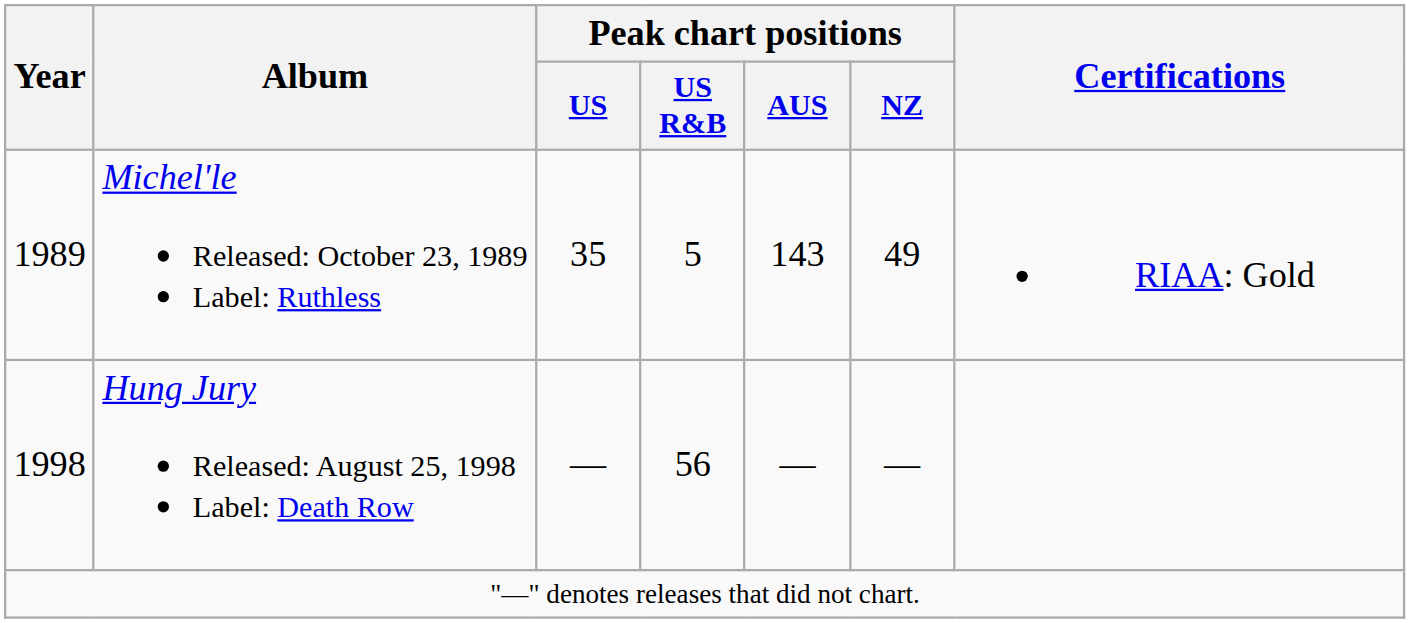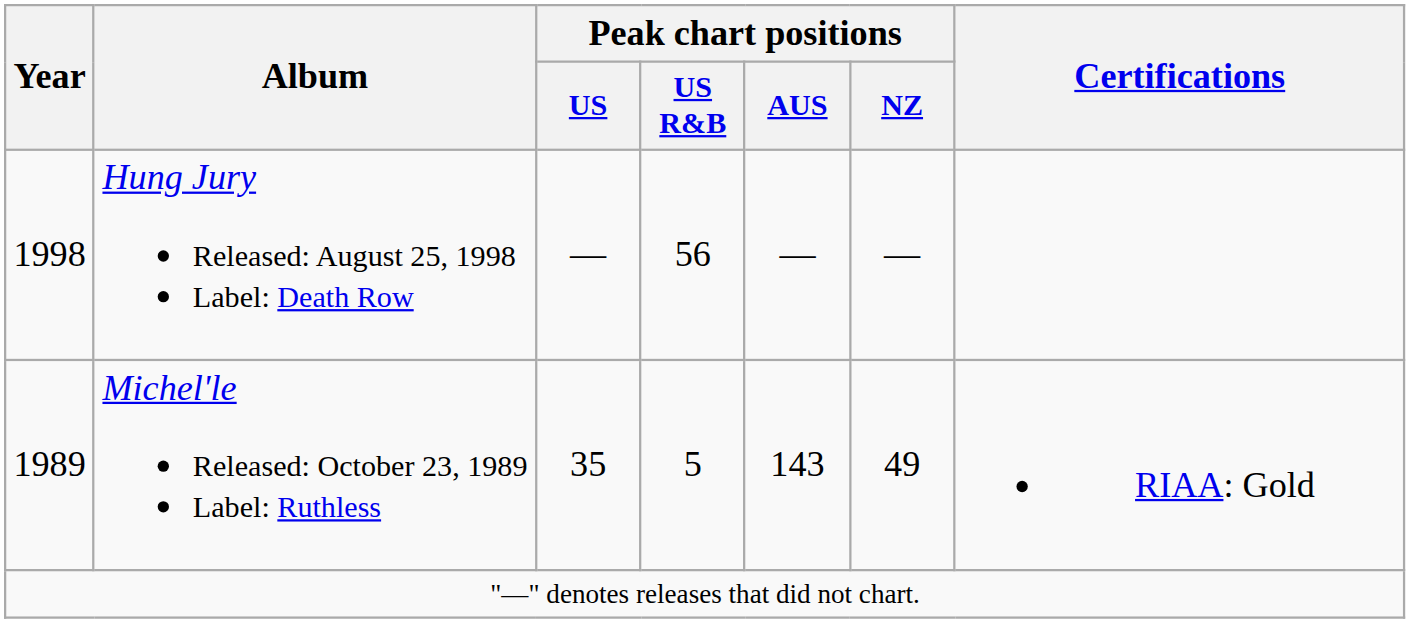rows swapped: (315, 236) <-> (315, 448)
